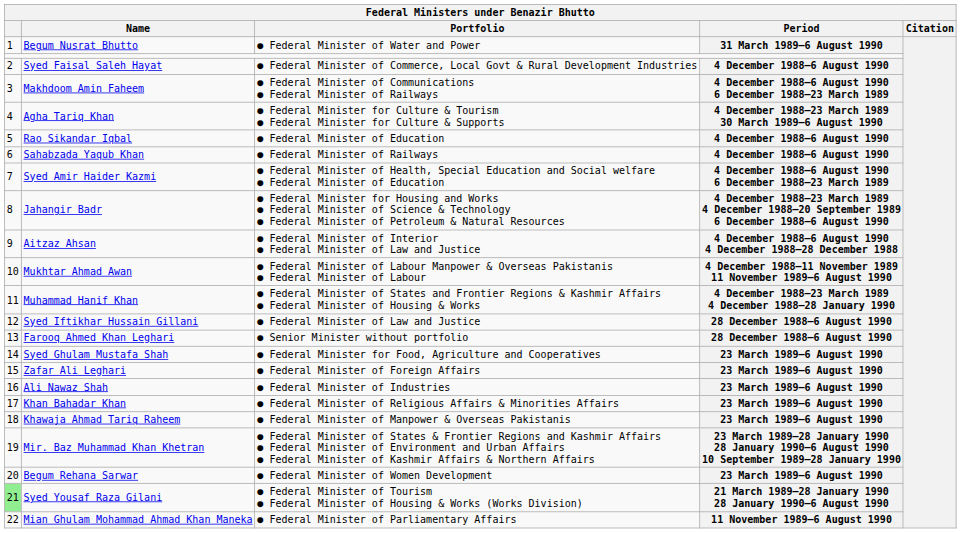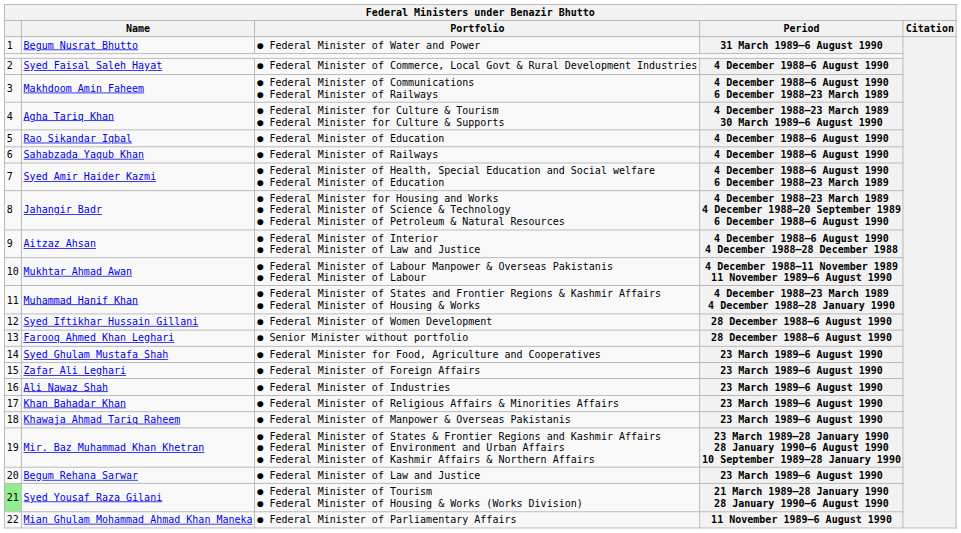(369, 322) ● Federal Minister of Law and Justice -> (375, 322) ● Federal Minister of Women Development
(375, 475) ● Federal Minister of Women Development -> (369, 475) ● Federal Minister of Law and Justice
